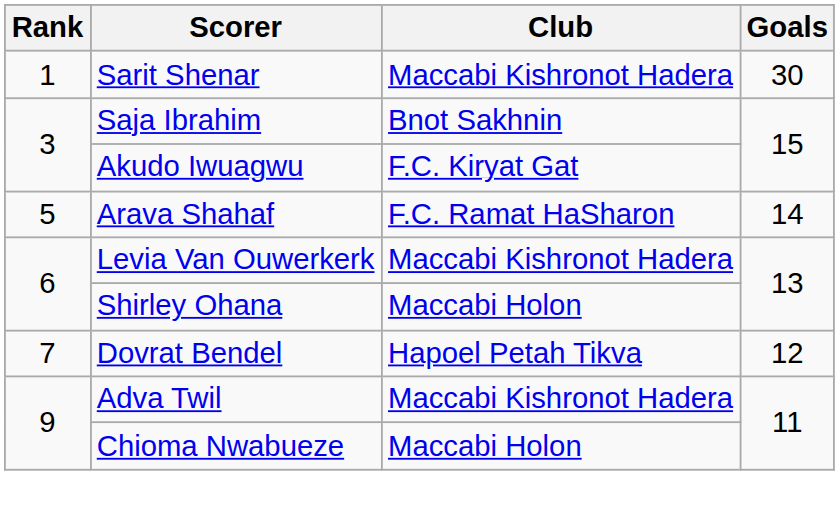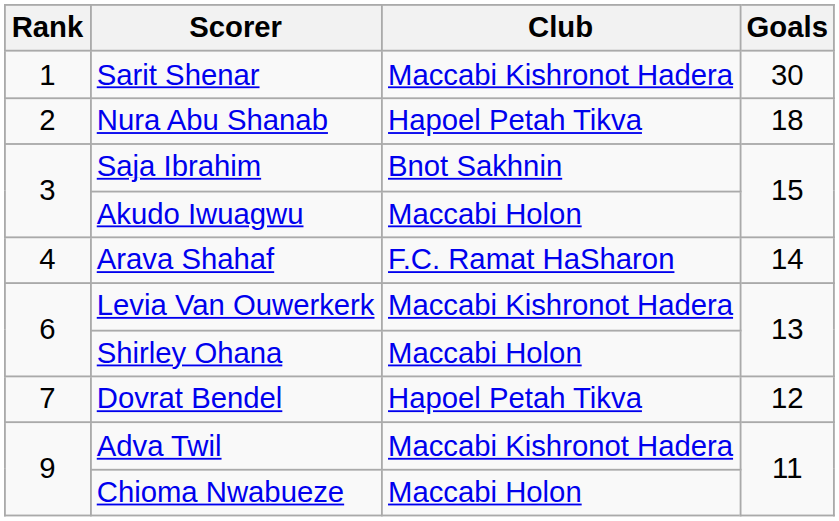+ row: (212, 120)
(483, 167) F.C. Kiryat Gat -> (485, 213) Maccabi Holon
(47, 213) 5 -> (47, 259) 4
